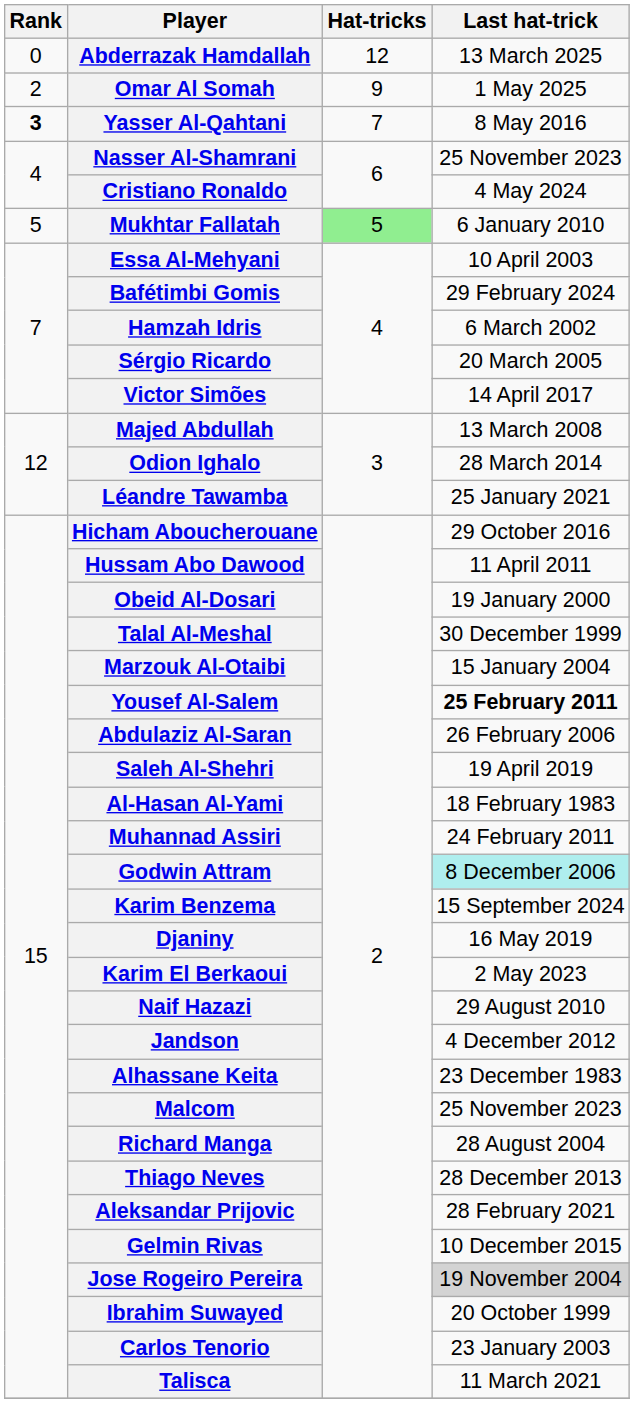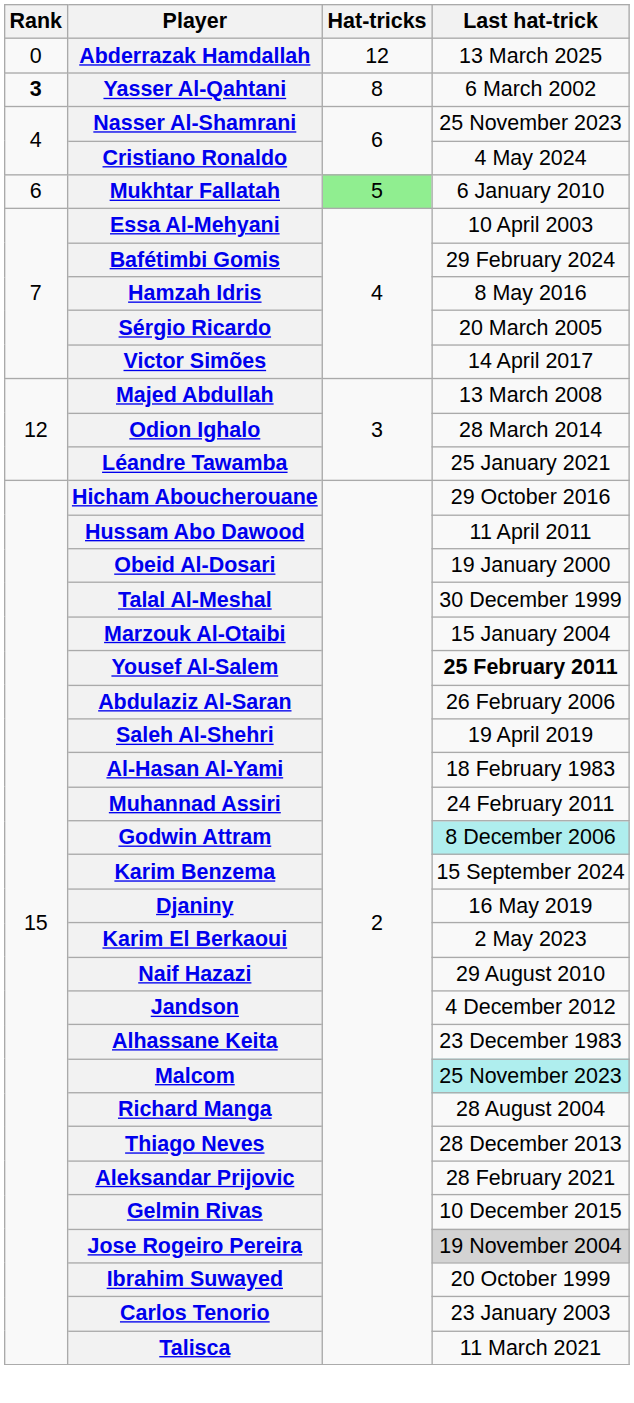- row: (195, 89)
(377, 123) 7 -> (377, 89) 8
(531, 123) 8 May 2016 -> (531, 89) 6 March 2002
(36, 225) 5 -> (36, 191) 6
(531, 327) 6 March 2002 -> (531, 293) 8 May 2016
(531, 1109) no background -> (531, 1075) paleturquoise background
